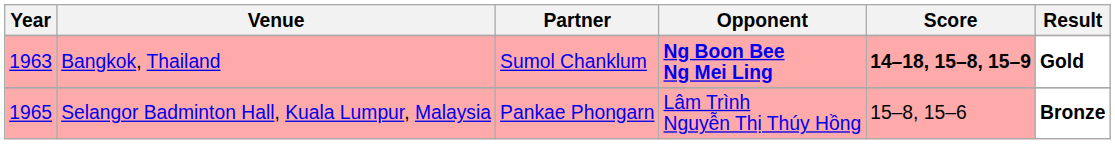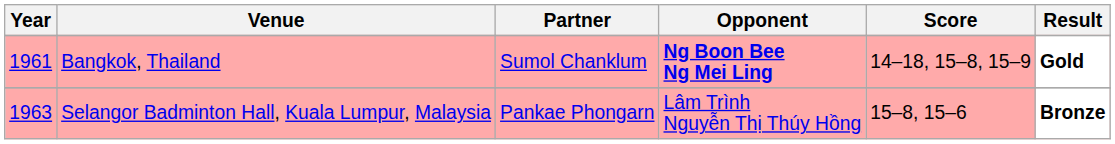(31, 62) 1963 -> (31, 62) 1961
(951, 62) bold -> (951, 62) normal
(31, 113) 1965 -> (31, 113) 1963
